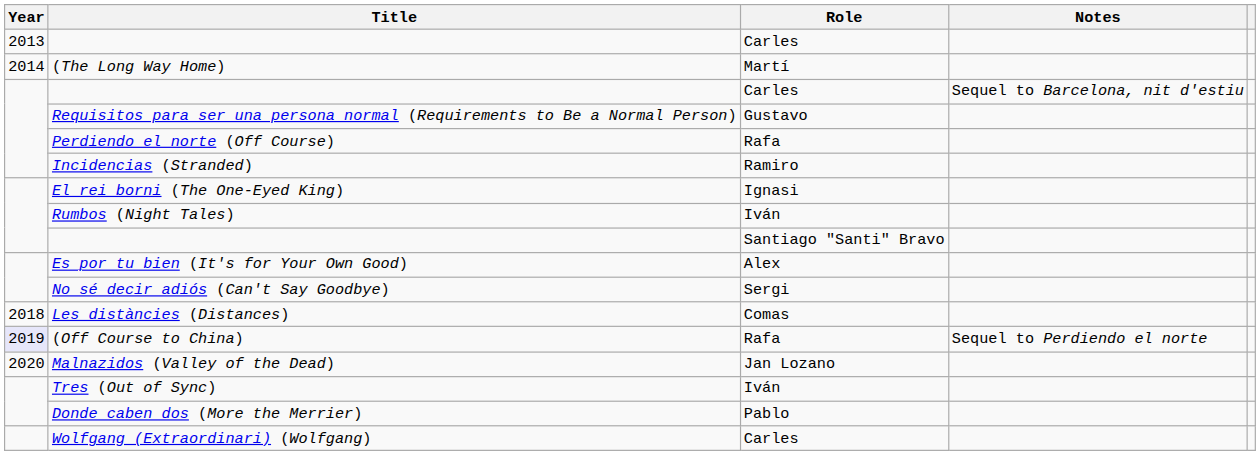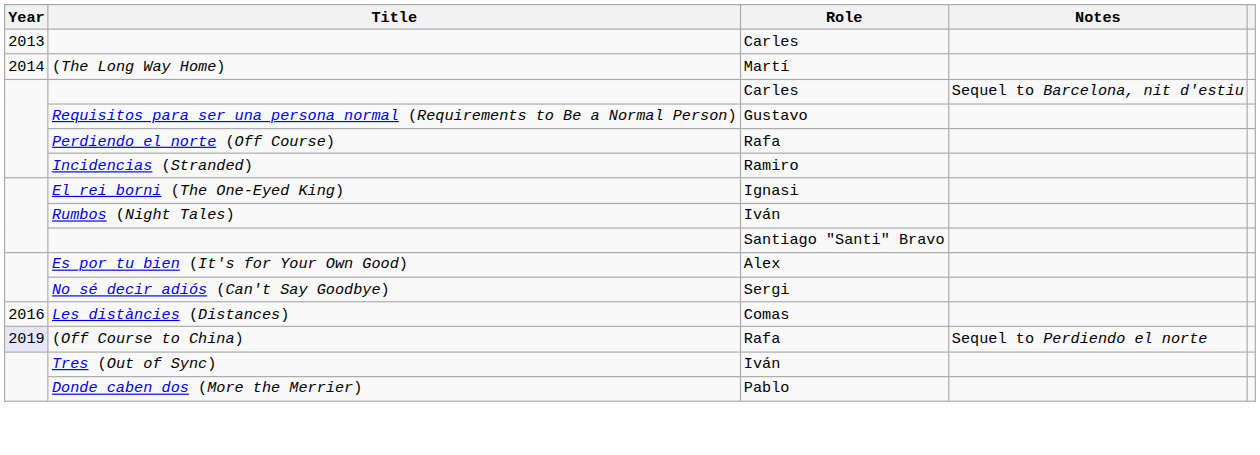(26, 314) 2018 -> (26, 314) 2016
- row: (193, 364)
- row: (212, 438)
